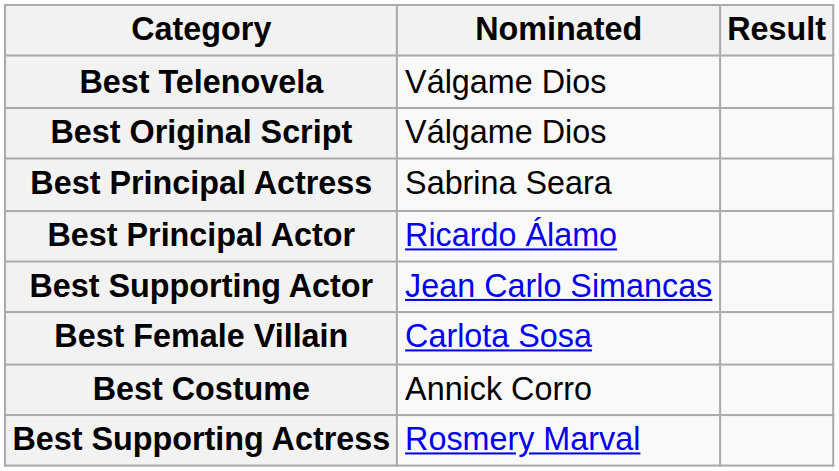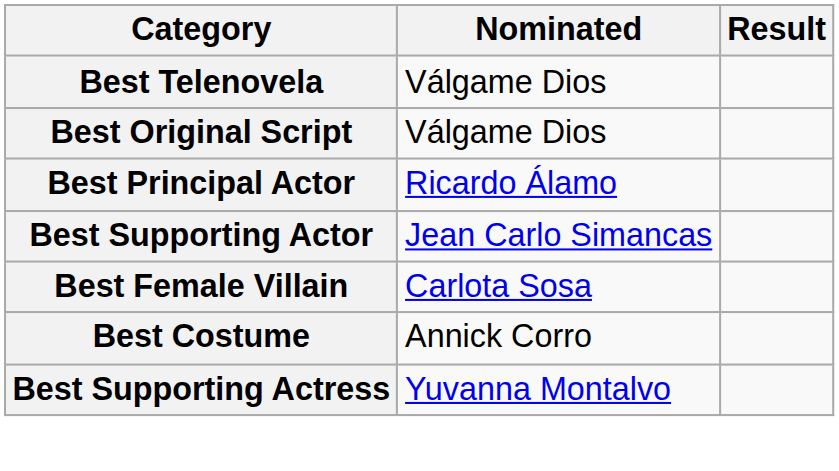- row: (201, 183)
- row: (201, 440)
+ row: (201, 388)
